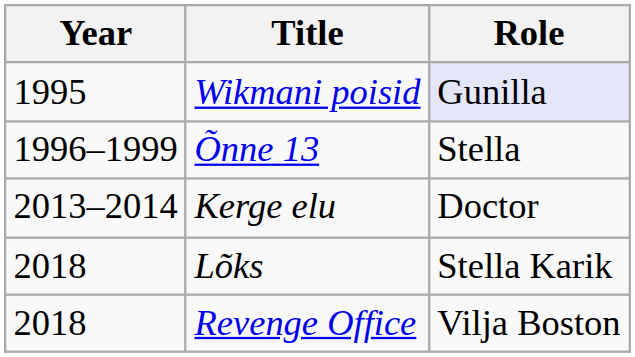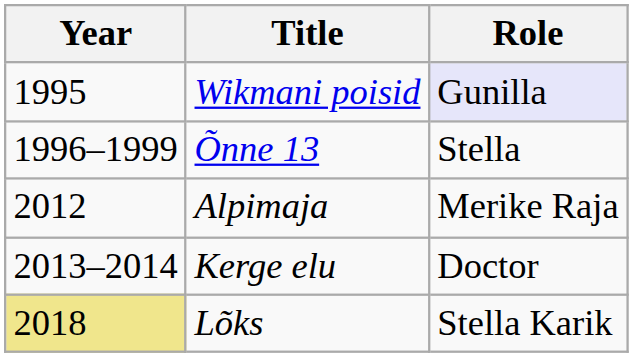+ row: (261, 206)
(50, 264) no background -> (50, 322) khaki background
- row: (305, 322)
